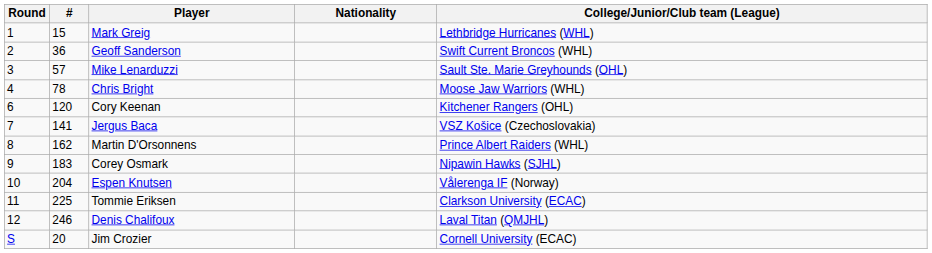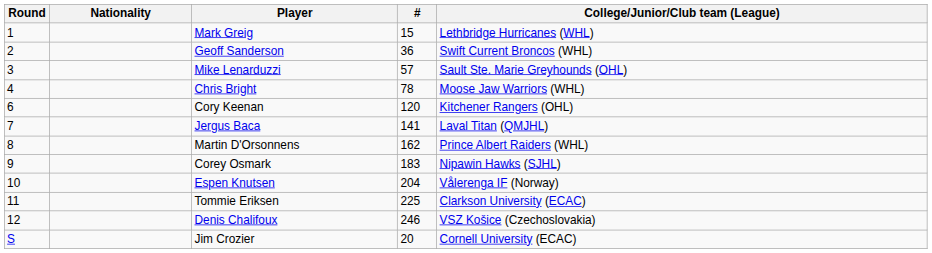columns swapped: (69, 13) <-> (366, 13)
(518, 126) VSZ Košice (Czechoslovakia) -> (494, 126) Laval Titan (QMJHL)
(494, 220) Laval Titan (QMJHL) -> (518, 220) VSZ Košice (Czechoslovakia)
